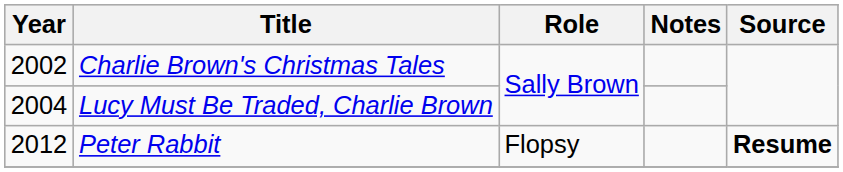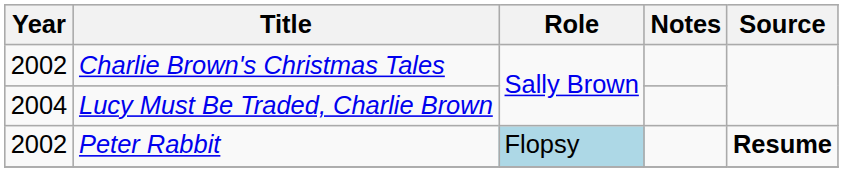(39, 145) 2012 -> (39, 145) 2002
(542, 145) no background -> (542, 145) lightblue background
